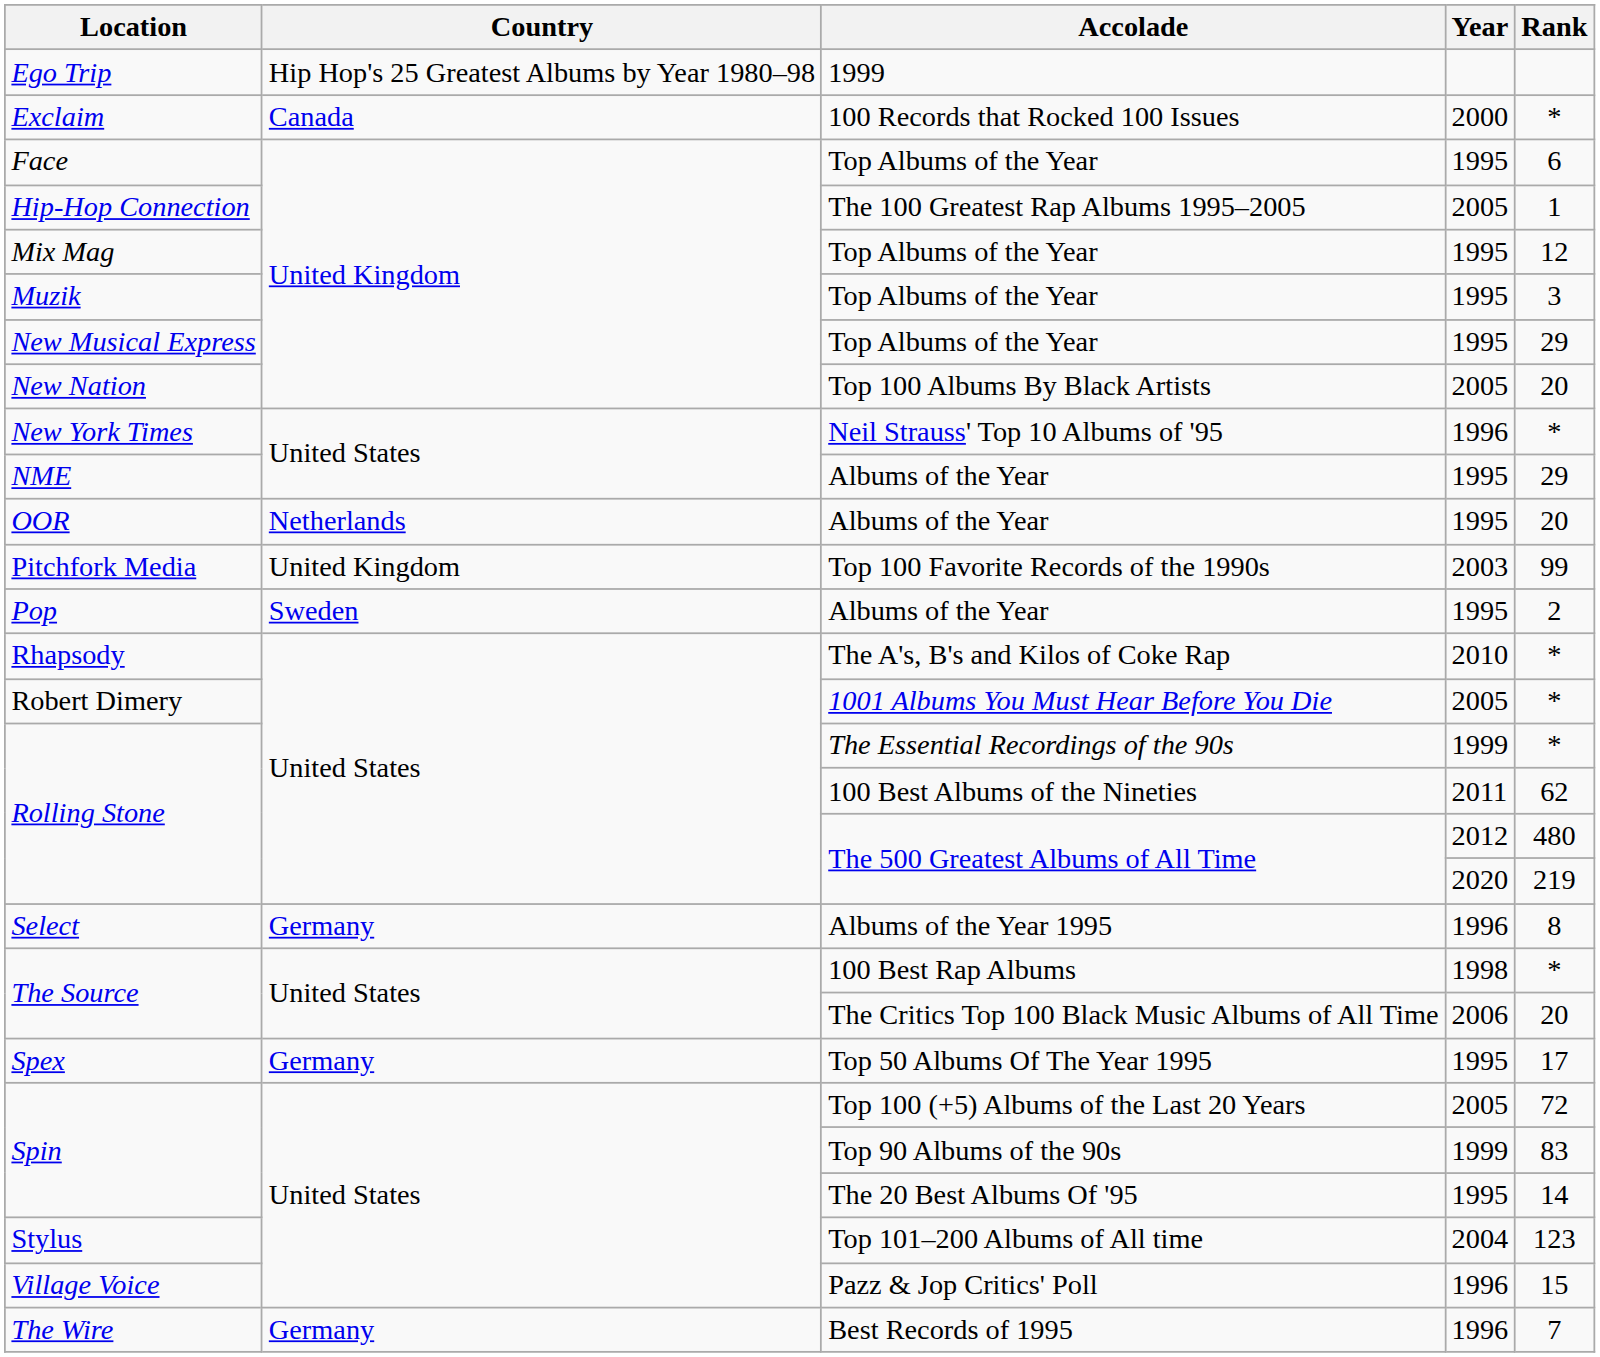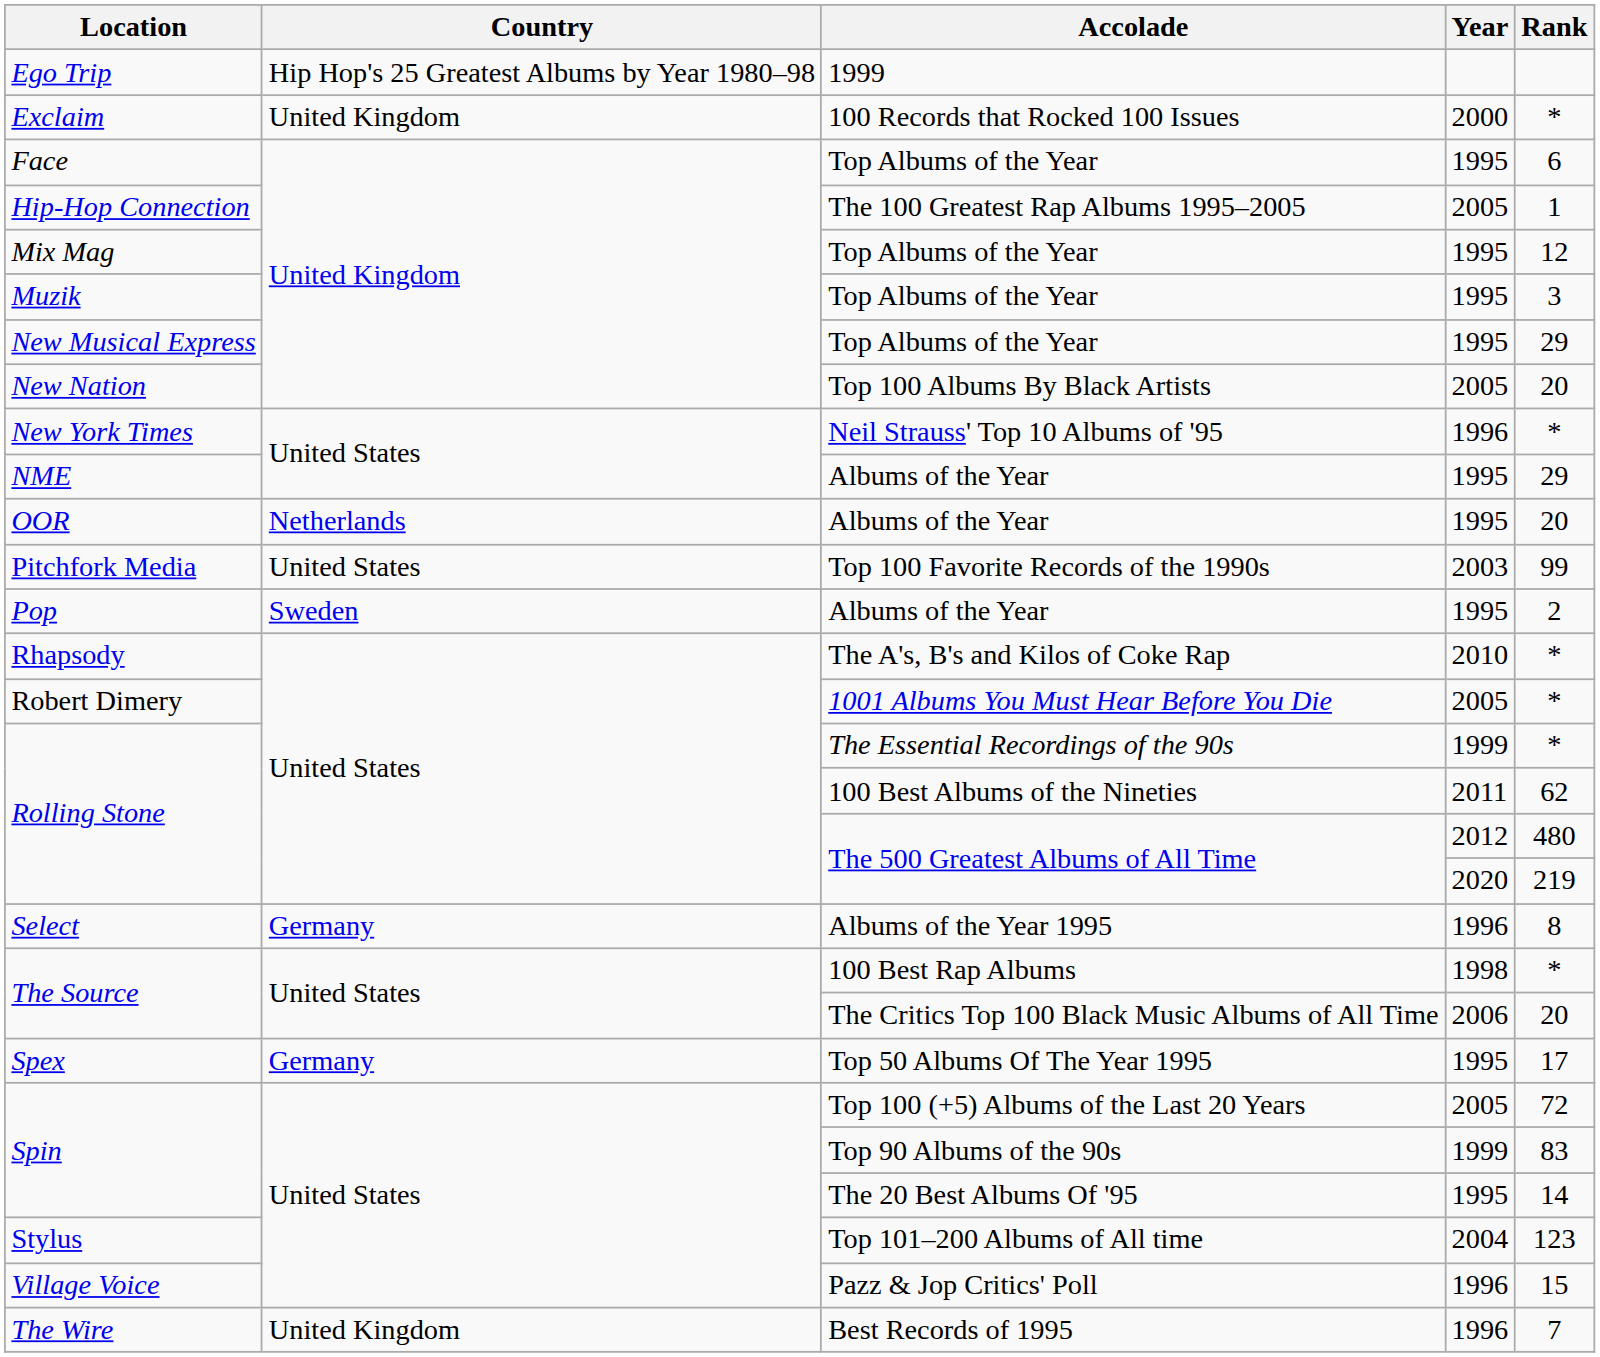(311, 116) Canada -> (364, 116) United Kingdom
(364, 565) United Kingdom -> (345, 565) United States
(322, 1329) Germany -> (364, 1329) United Kingdom
